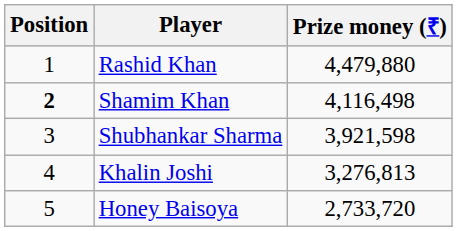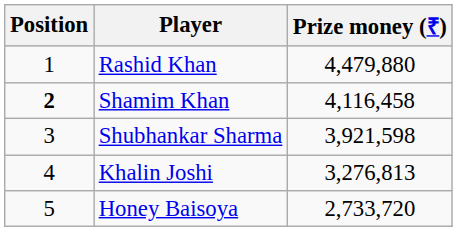(370, 100) 4,116,498 -> (370, 100) 4,116,458
